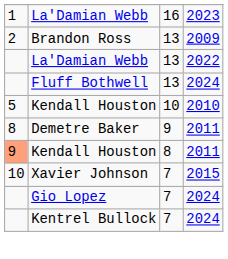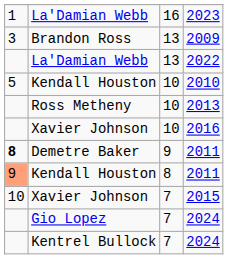(12, 39) 2 -> (12, 39) 3
- row: (90, 84)
+ row: (81, 107)
+ row: (90, 129)
(12, 129) normal -> (12, 152) bold
